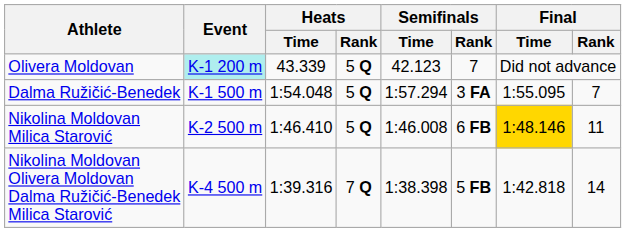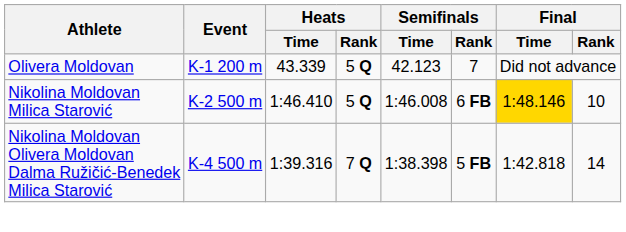(225, 67) paleturquoise background -> (225, 67) no background
- row: (94, 93)
(596, 127) 11 -> (596, 102) 10
